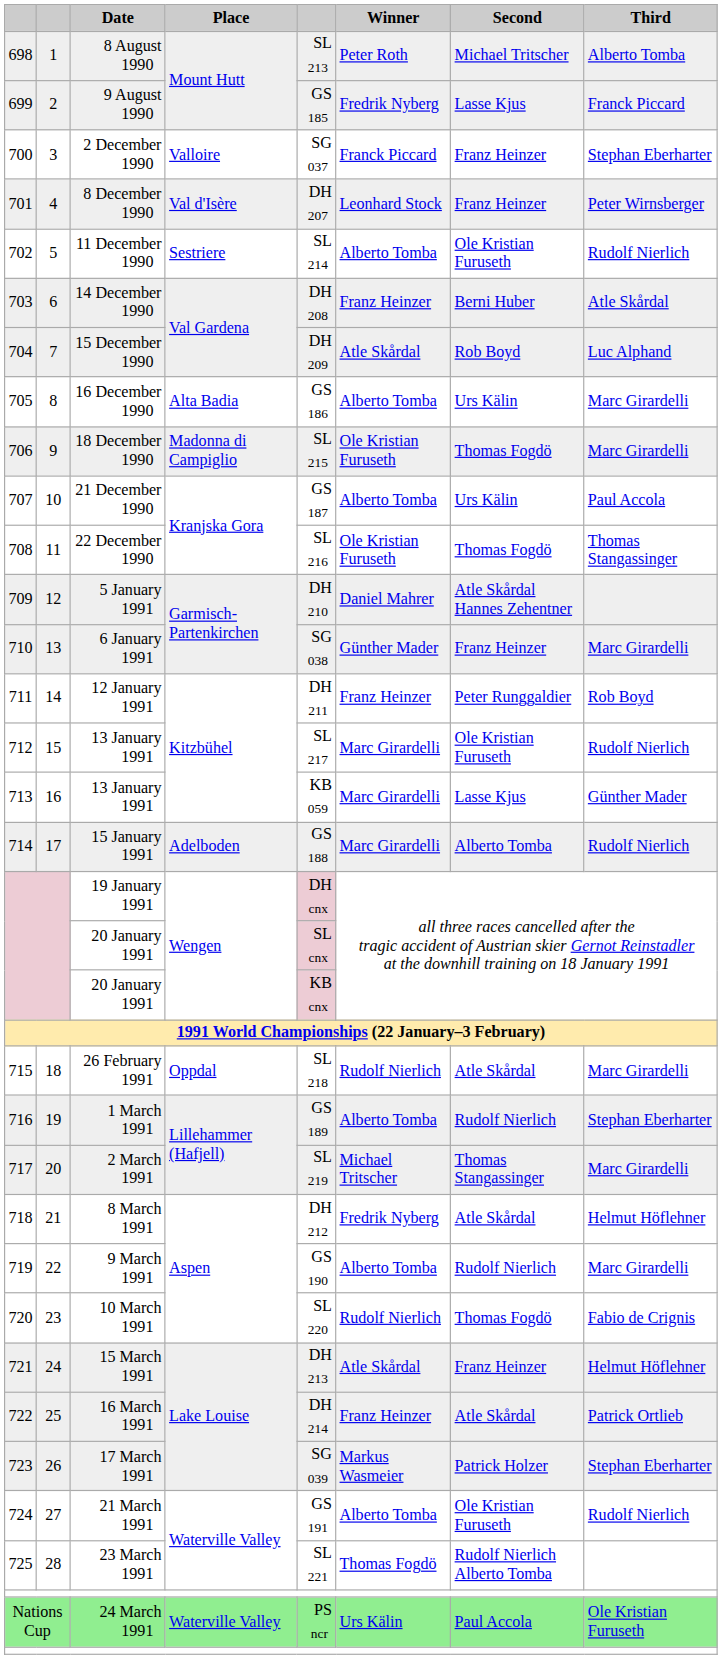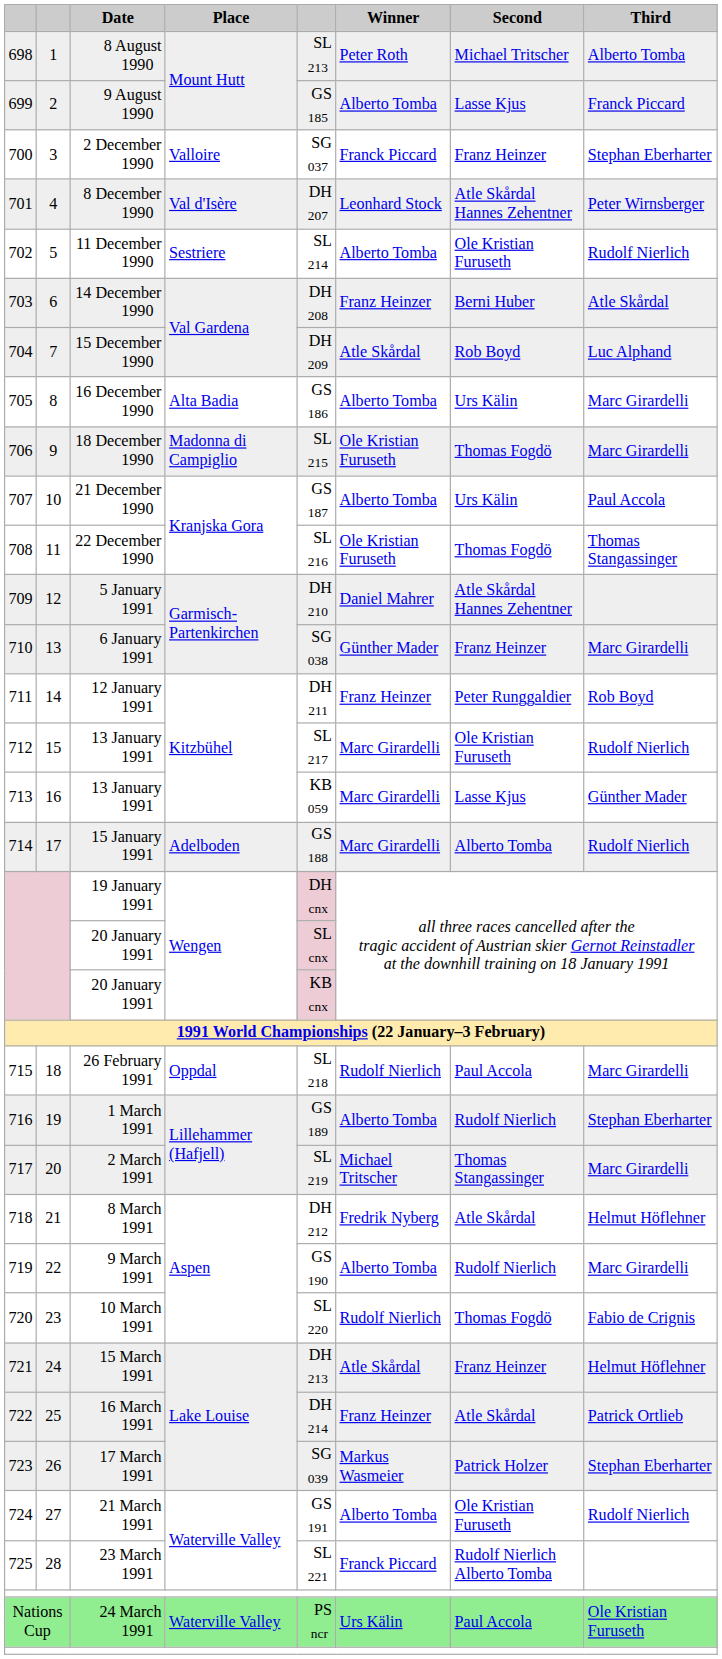(389, 104) Fredrik Nyberg -> (388, 104) Alberto Tomba
(500, 203) Franz Heinzer -> (513, 203) Atle Skårdal Hannes Zehentner
(495, 1070) Atle Skårdal -> (493, 1070) Paul Accola
(388, 1564) Thomas Fogdö -> (388, 1564) Franck Piccard
